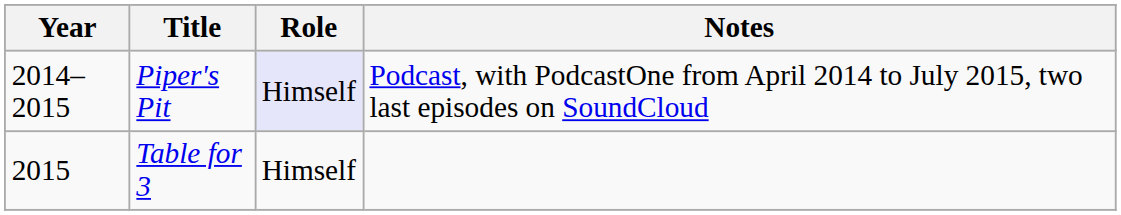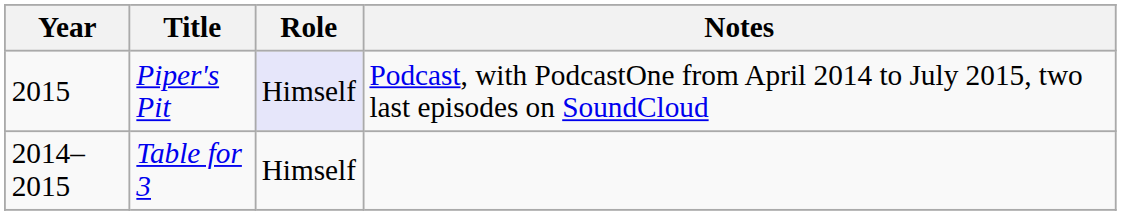(48, 90) 2014–2015 -> (41, 90) 2015
(41, 170) 2015 -> (48, 170) 2014–2015
